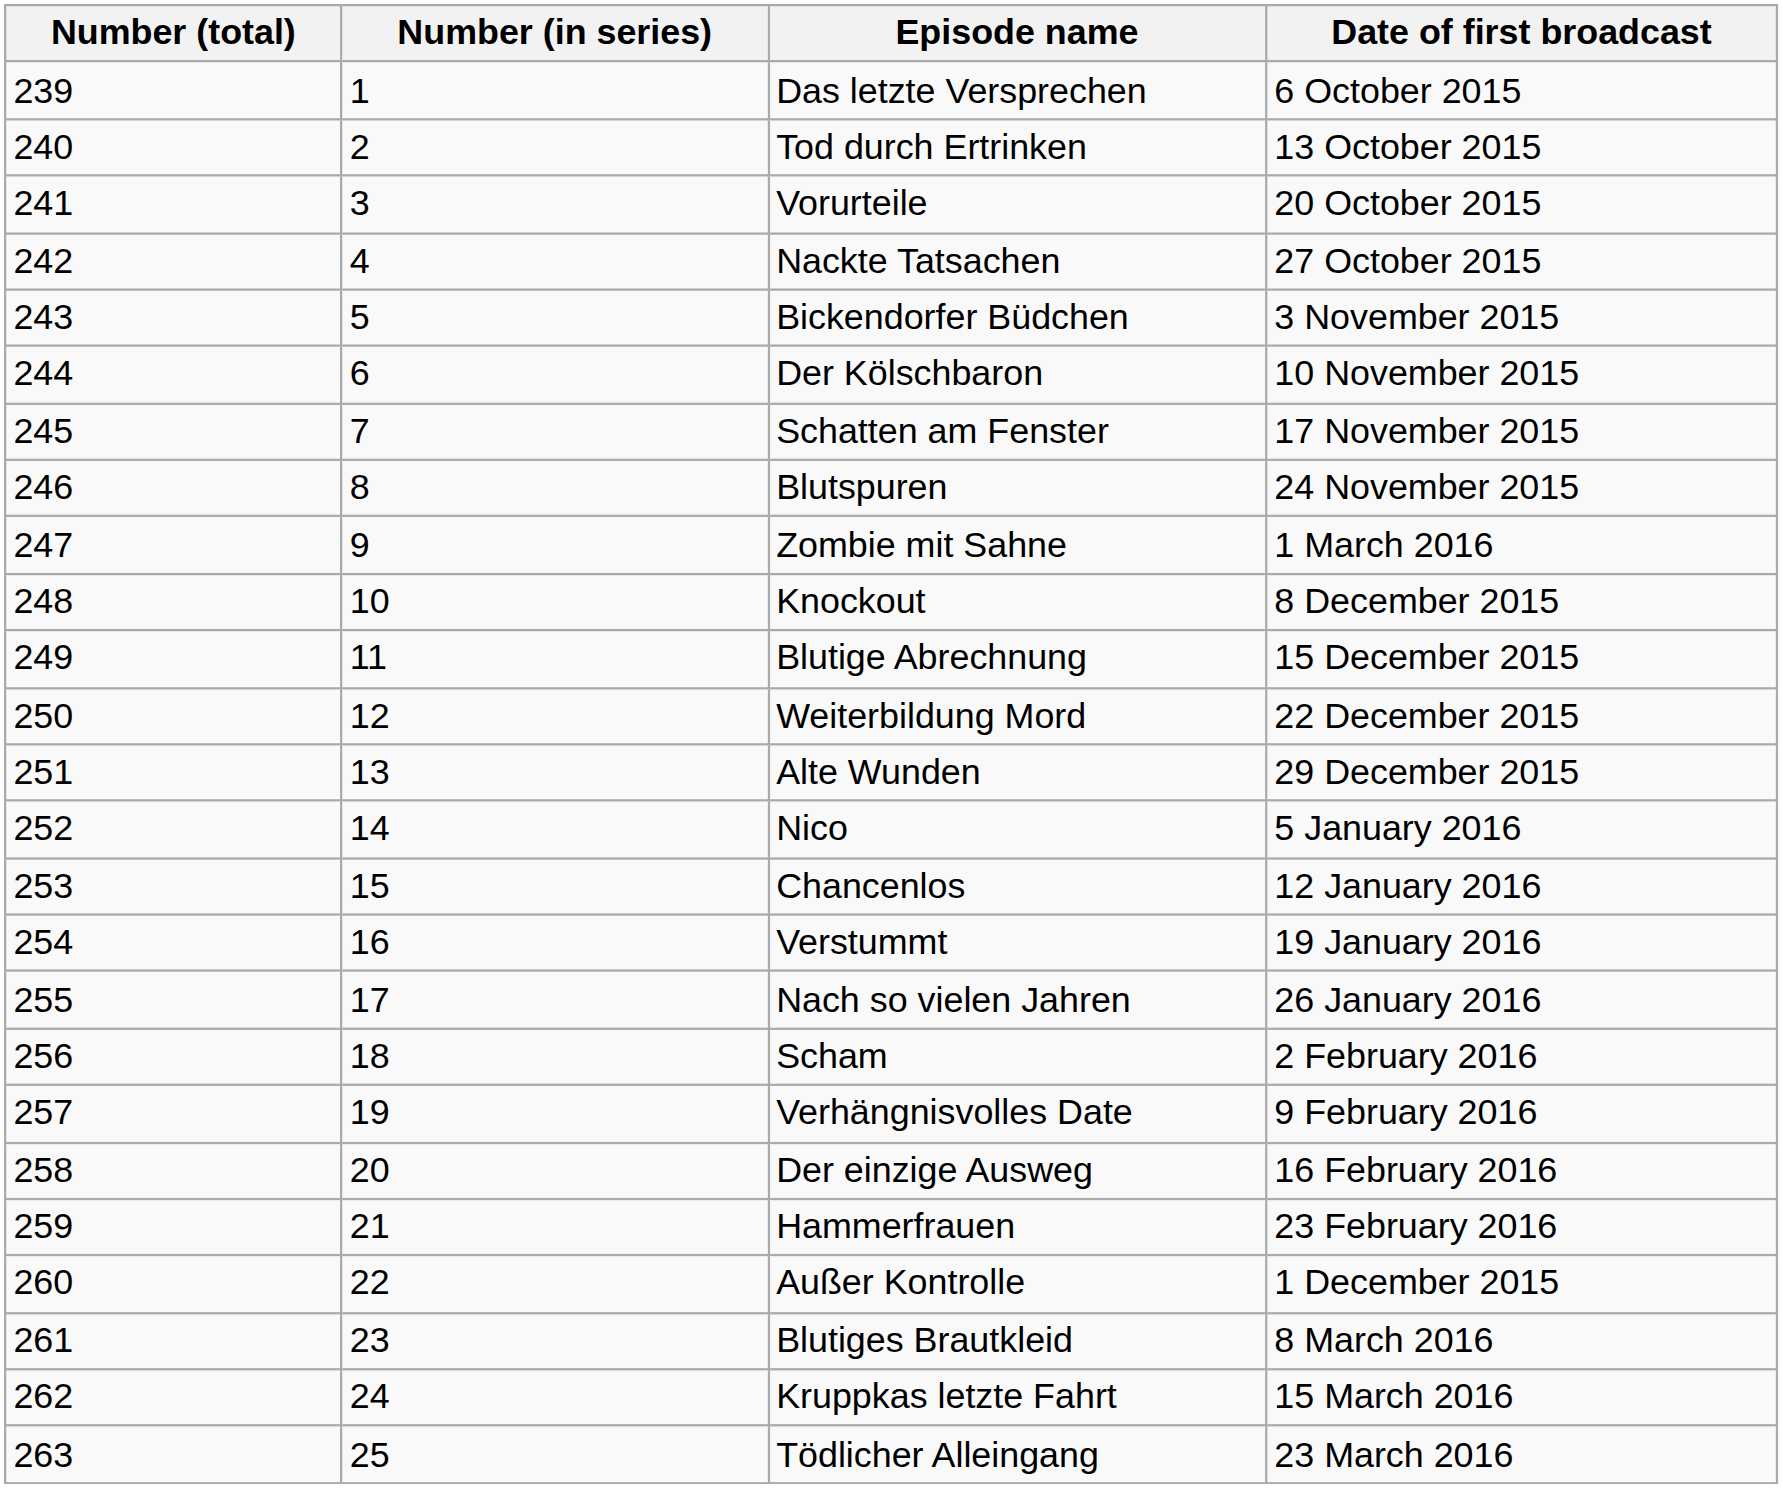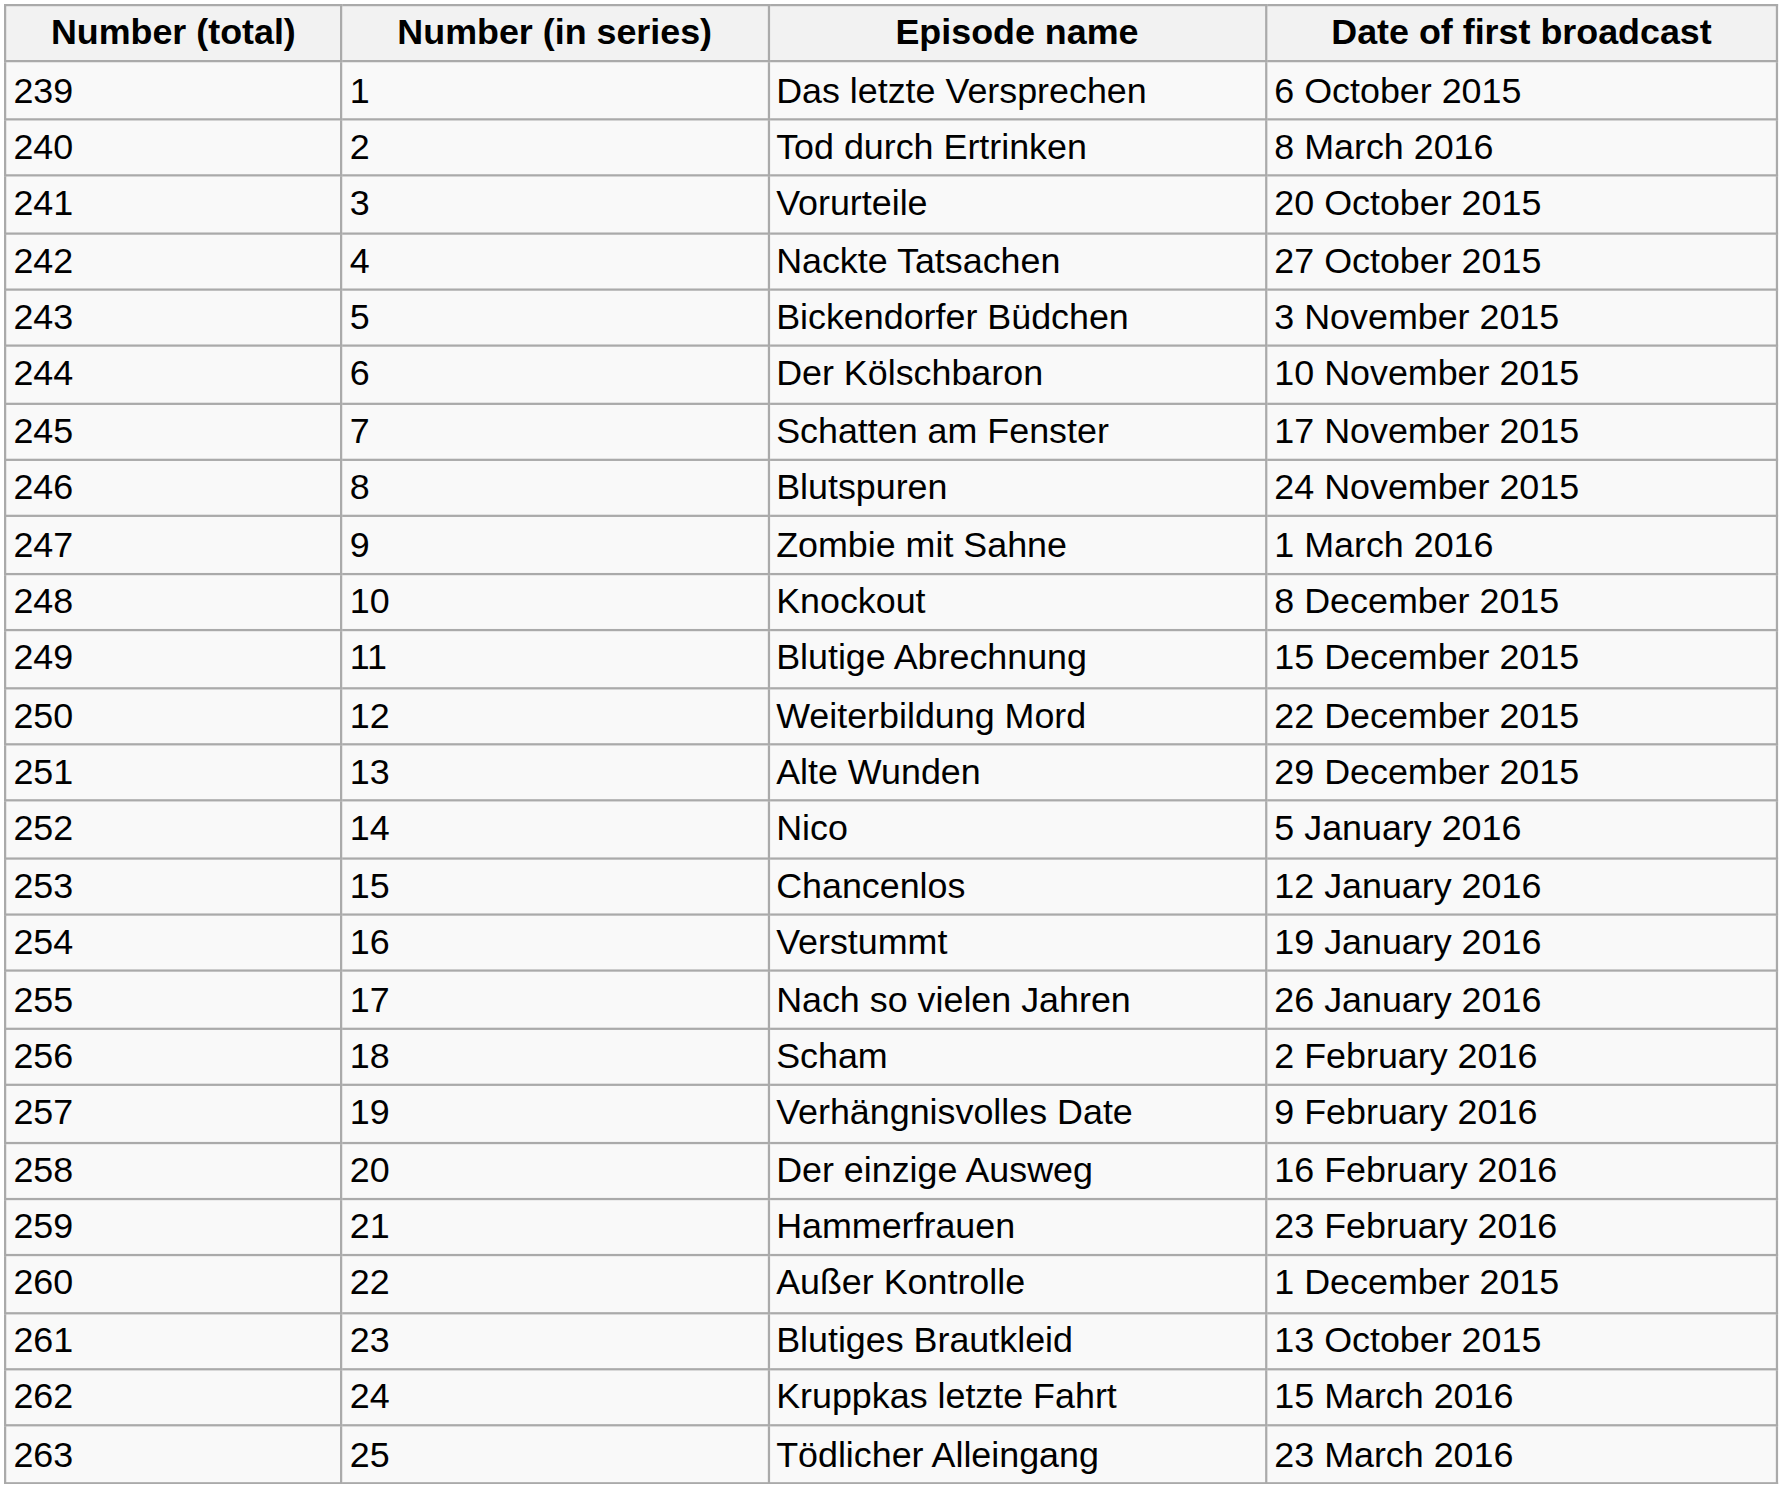(1408, 146) 13 October 2015 -> (1384, 146) 8 March 2016
(1384, 1340) 8 March 2016 -> (1408, 1340) 13 October 2015
